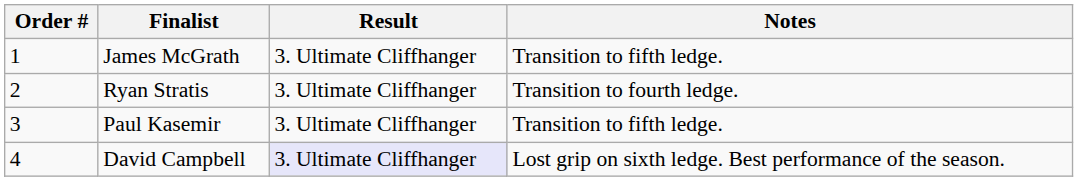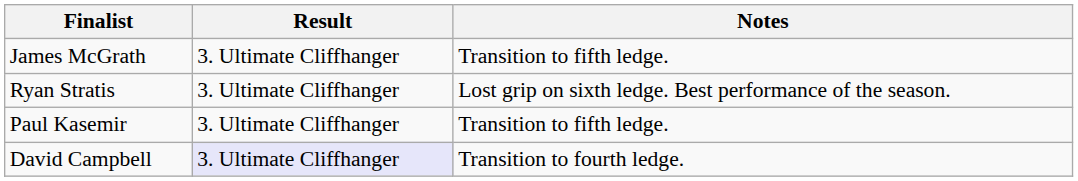- column: (52, 21)
(625, 90) Transition to fourth ledge. -> (704, 90) Lost grip on sixth ledge. Best performance of the season.
(759, 158) Lost grip on sixth ledge. Best performance of the season. -> (571, 158) Transition to fourth ledge.
